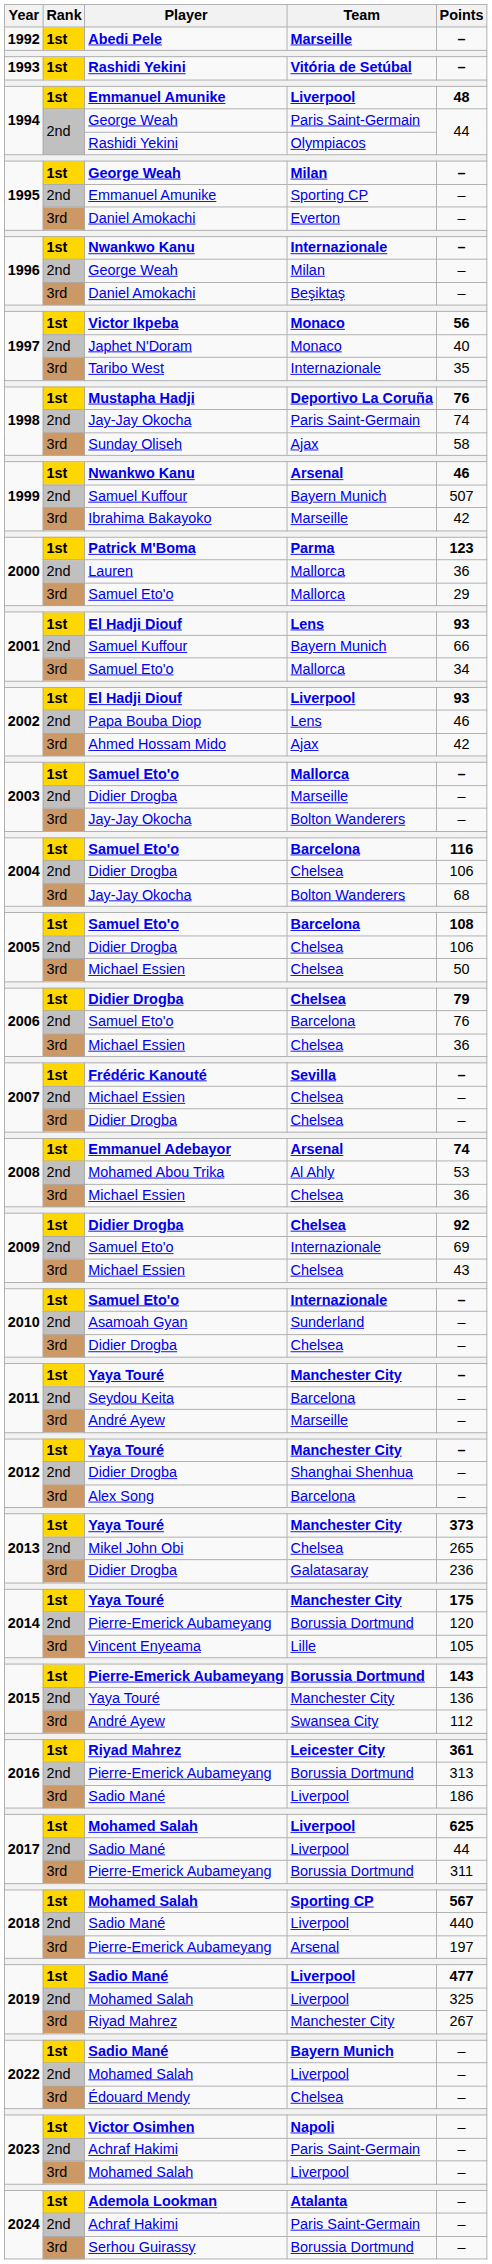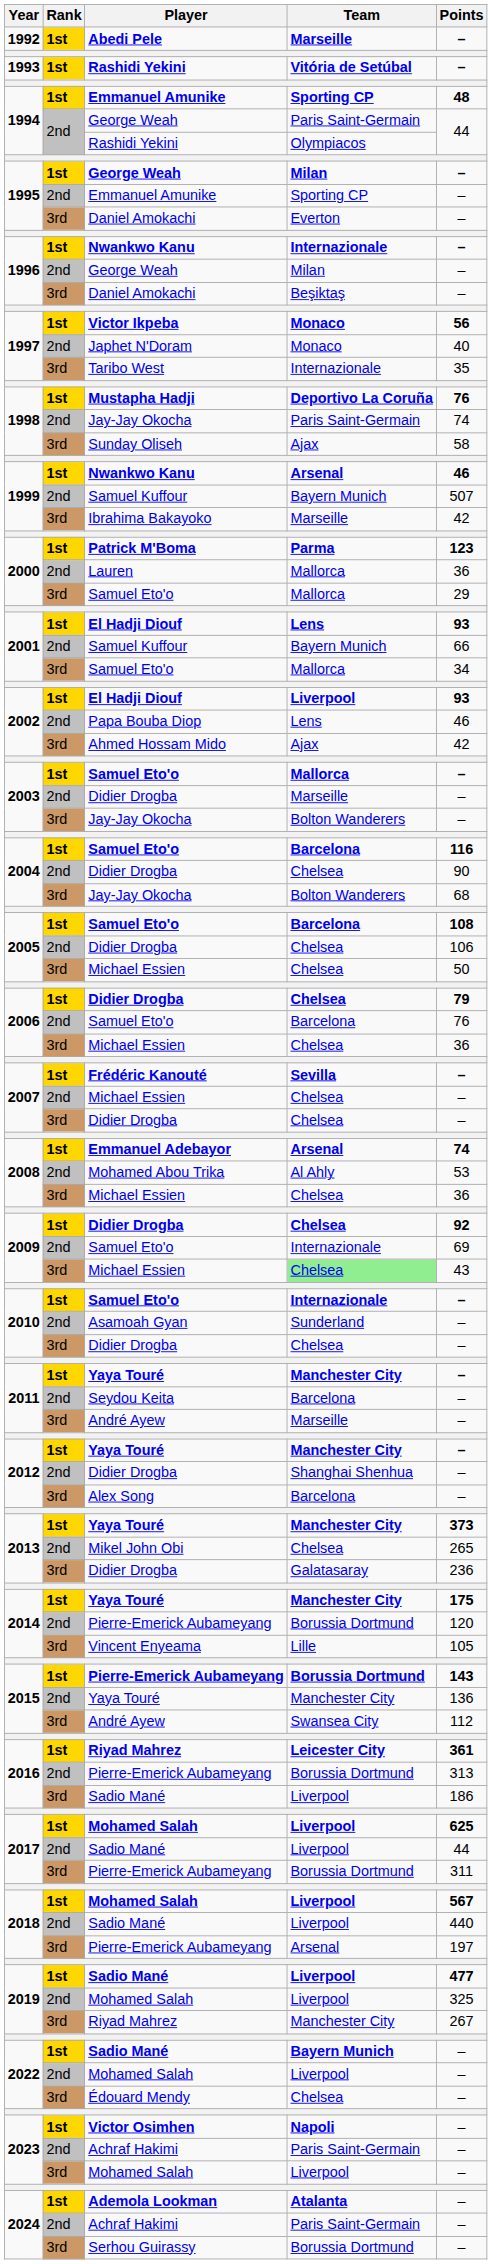(323, 97) Liverpool -> (332, 97) Sporting CP
(462, 872) 106 -> (462, 872) 90
(317, 1270) no background -> (317, 1270) lightgreen background
(332, 1901) Sporting CP -> (323, 1901) Liverpool
